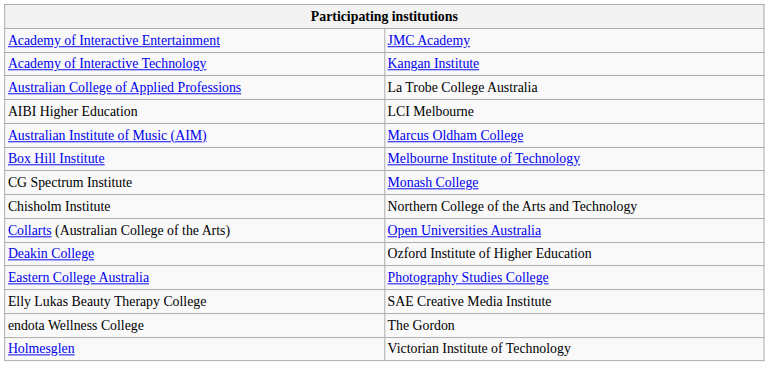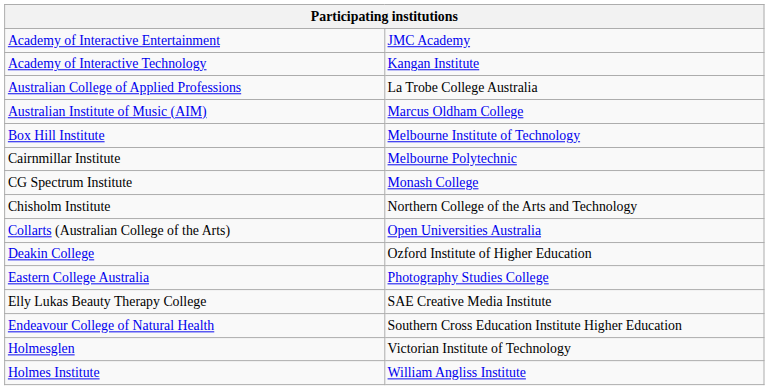- row: (73, 111)
+ row: (64, 159)
+ row: (111, 325)
- row: (76, 325)
+ row: (54, 373)
